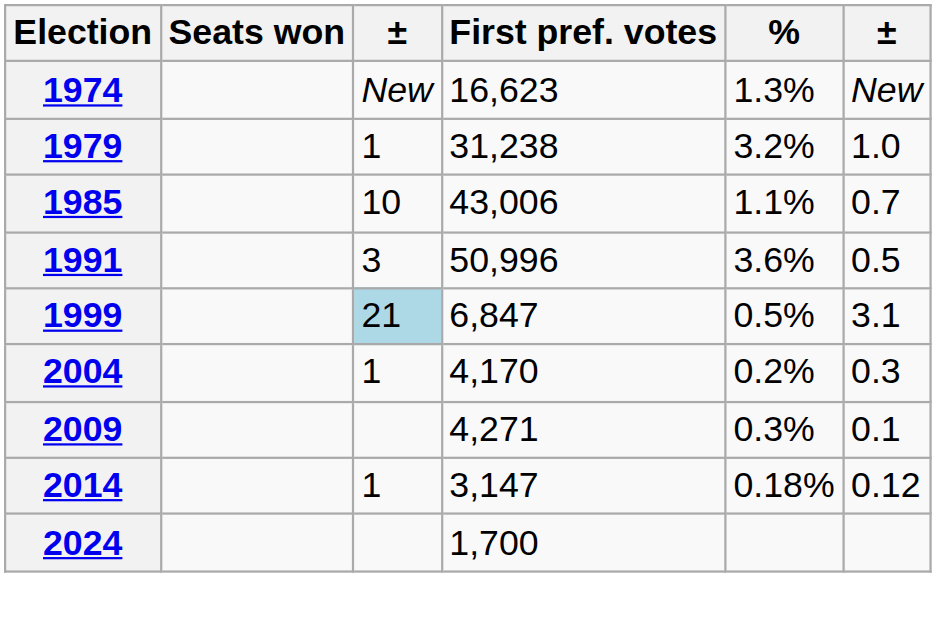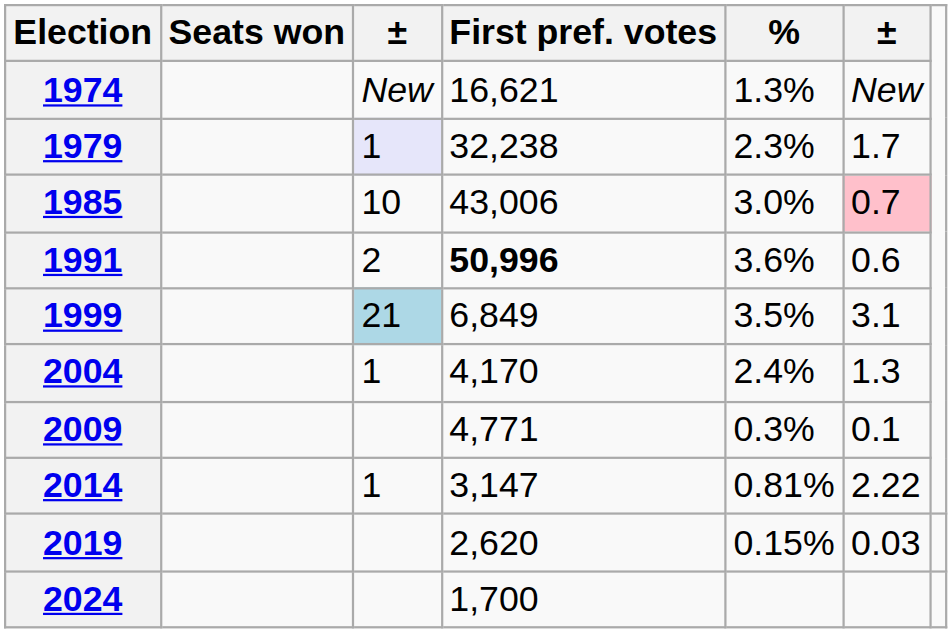(504, 89) 16,623 -> (504, 89) 16,621
(371, 145) no background -> (371, 145) lavender background
(504, 145) 31,238 -> (504, 145) 32,238
(774, 145) 3.2% -> (774, 145) 2.3%
(876, 145) 1.0 -> (876, 145) 1.7
(774, 202) 1.1% -> (774, 202) 3.0%
(876, 202) no background -> (876, 202) pink background
(371, 259) 3 -> (371, 259) 2
(504, 259) normal -> (504, 259) bold
(876, 259) 0.5 -> (876, 259) 0.6
(494, 315) 6,847 -> (494, 315) 6,849
(774, 315) 0.5% -> (774, 315) 3.5%
(774, 372) 0.2% -> (774, 372) 2.4%
(876, 372) 0.3 -> (876, 372) 1.3
(494, 428) 4,271 -> (494, 428) 4,771
(784, 485) 0.18% -> (784, 485) 0.81%
(886, 485) 0.12 -> (886, 485) 2.22
+ row: (83, 542)
